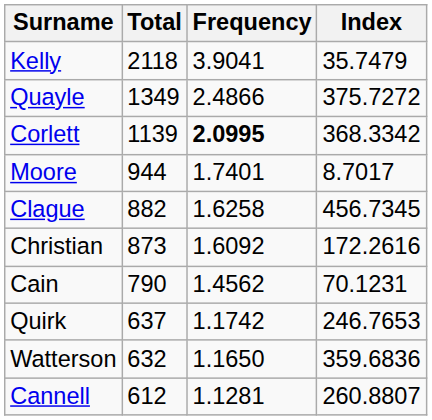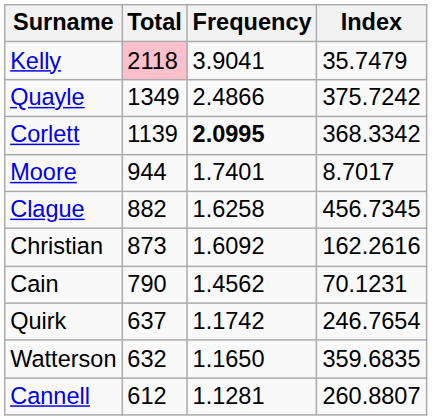(153, 60) no background -> (153, 60) pink background
(371, 97) 375.7272 -> (371, 97) 375.7242
(371, 246) 172.2616 -> (371, 246) 162.2616
(371, 321) 246.7653 -> (371, 321) 246.7654
(371, 358) 359.6836 -> (371, 358) 359.6835
